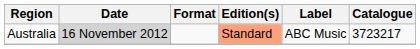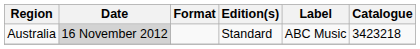(247, 34) lightsalmon background -> (247, 34) no background
(377, 34) 3723217 -> (377, 34) 3423218
